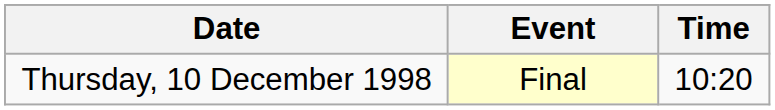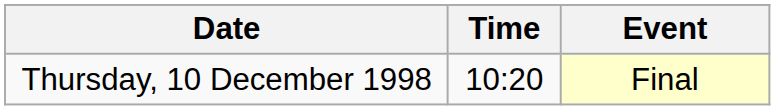columns swapped: (714, 29) <-> (553, 29)
